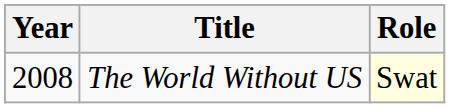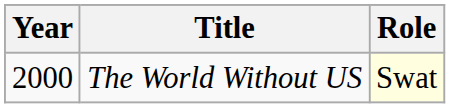(43, 77) 2008 -> (43, 77) 2000
